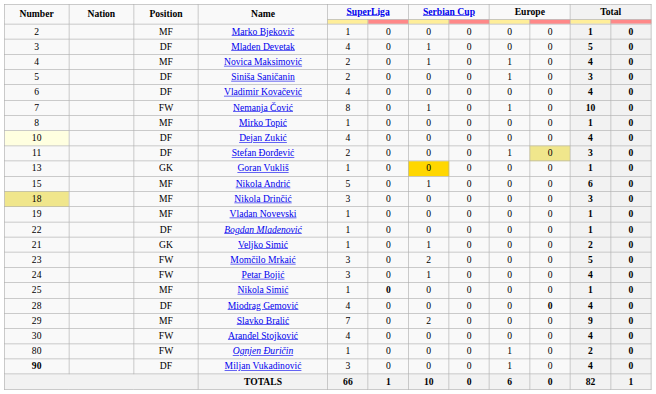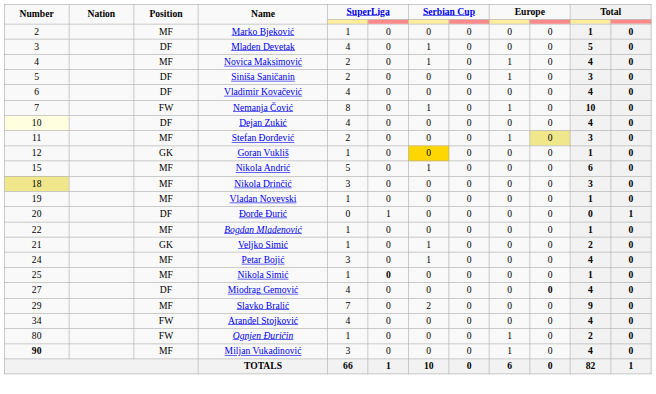- row: (263, 123)
(166, 153) DF -> (166, 138) MF
(37, 168) 13 -> (37, 153) 12
+ row: (263, 214)
(166, 229) DF -> (166, 229) MF
- row: (263, 260)
(166, 275) FW -> (166, 260) MF
(37, 305) 28 -> (37, 290) 27
(37, 336) 30 -> (37, 321) 34
(166, 366) DF -> (166, 351) MF
